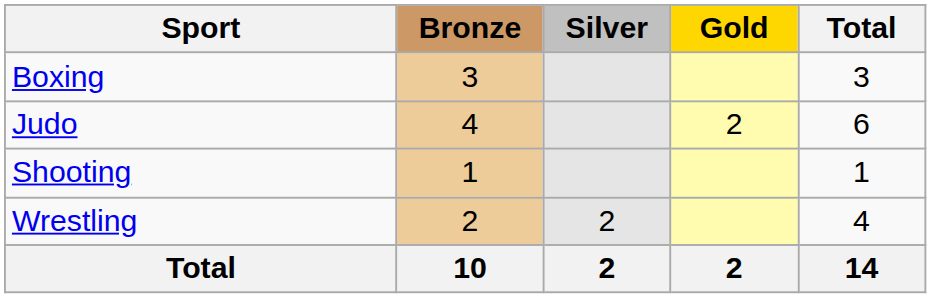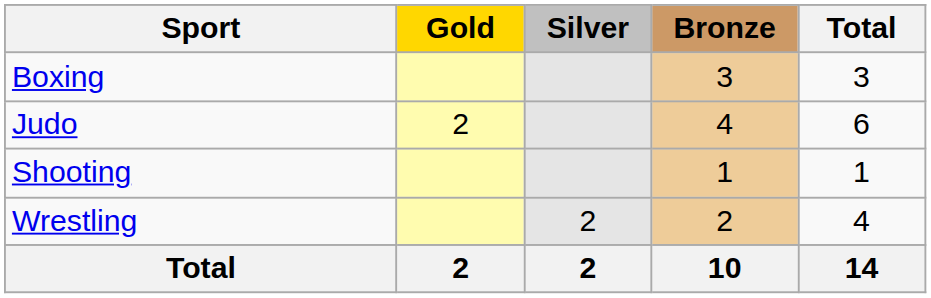columns swapped: (734, 28) <-> (470, 28)
